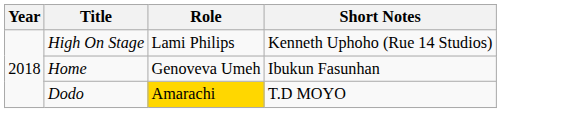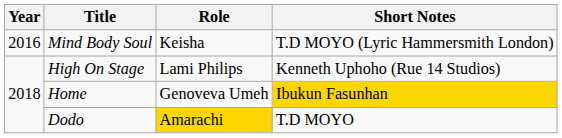+ row: (100, 42)
(324, 68) no background -> (332, 94) gold background
